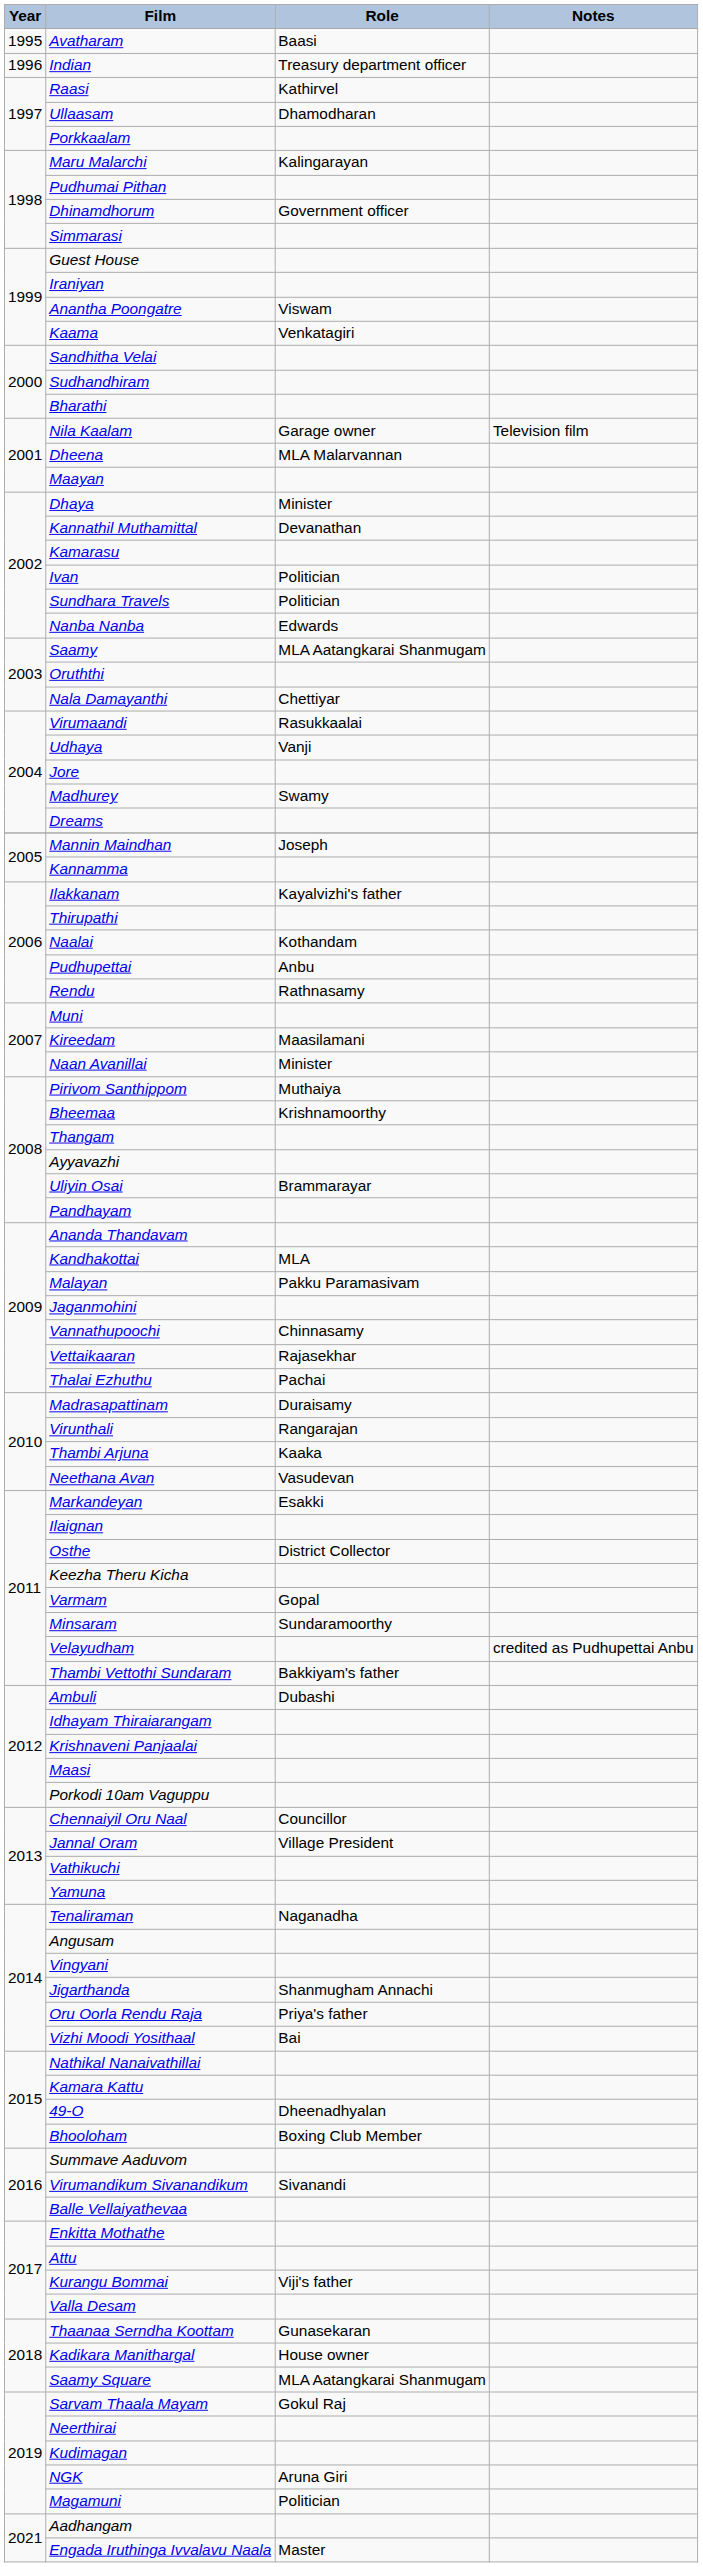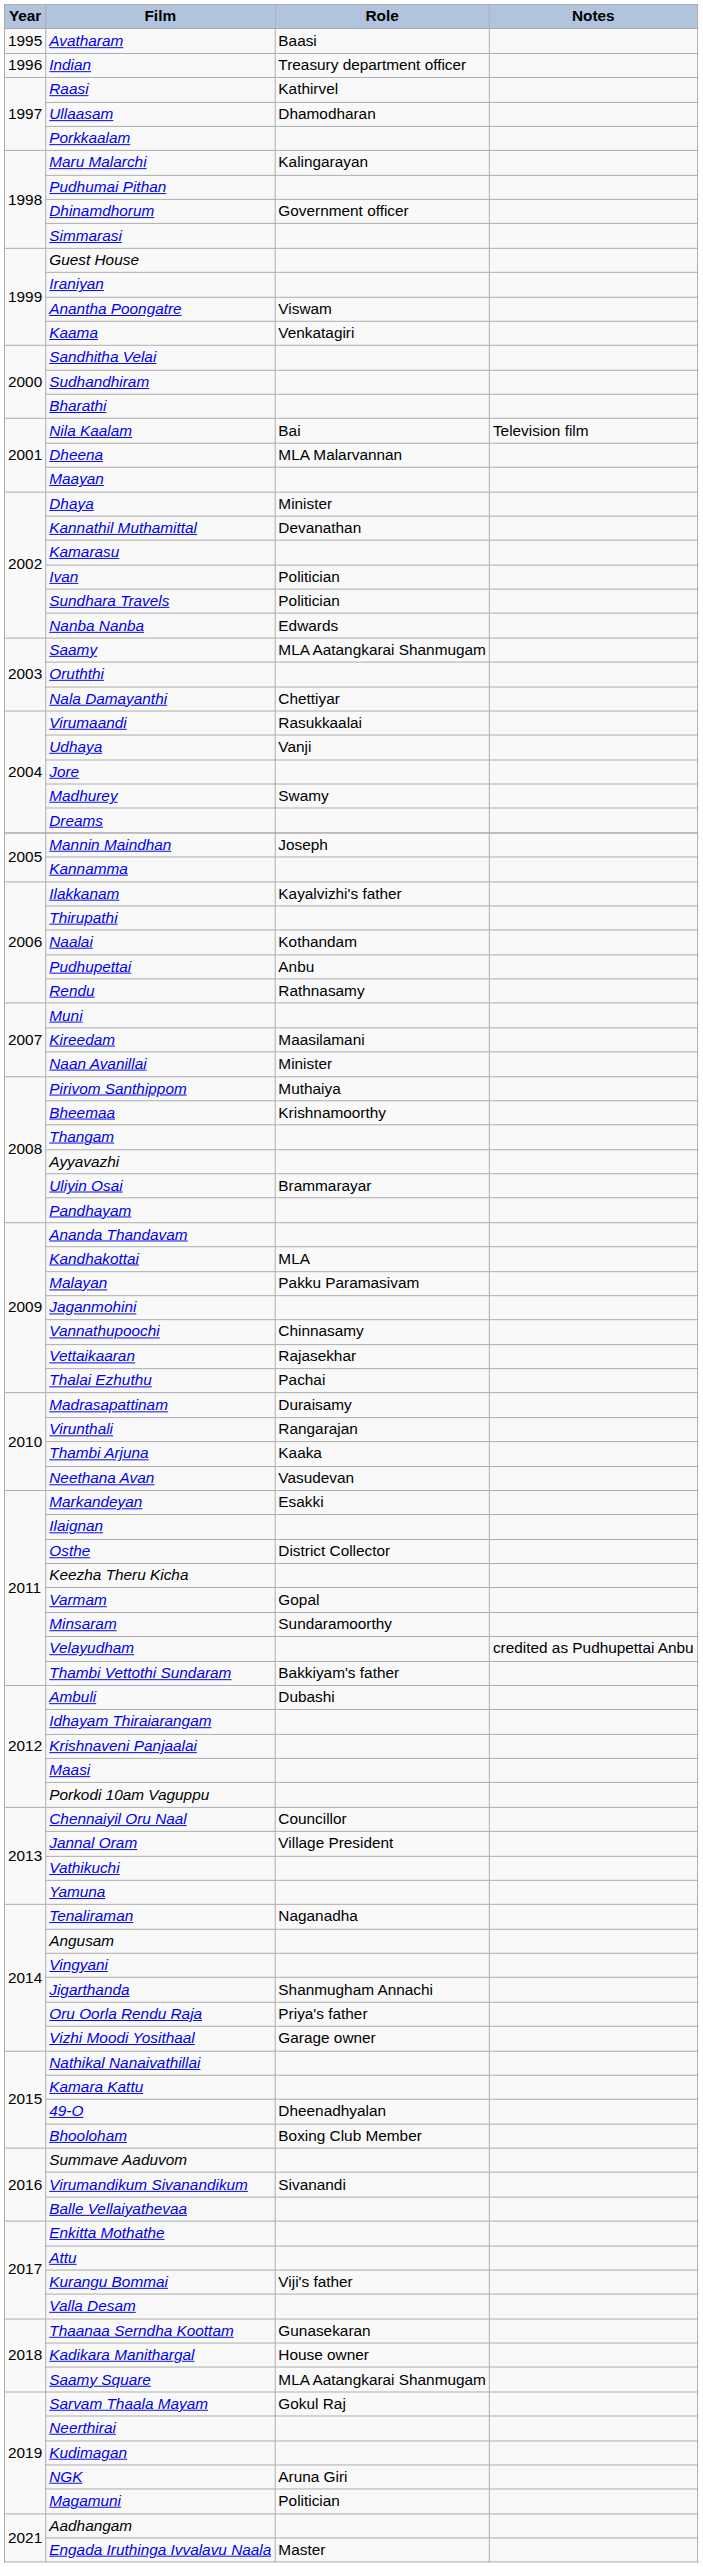(327, 430) Garage owner -> (289, 430) Bai
(289, 2038) Bai -> (327, 2038) Garage owner
